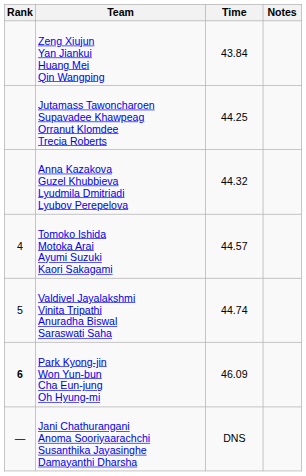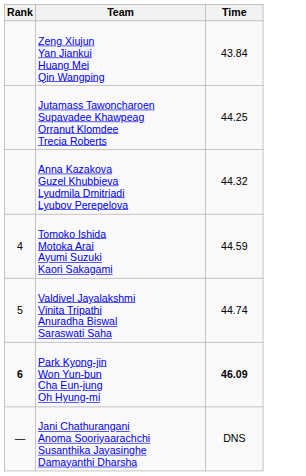- column: (282, 12)
(234, 246) 44.57 -> (234, 246) 44.59
(234, 374) normal -> (234, 374) bold
